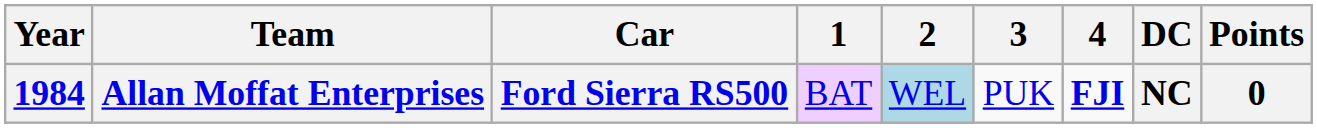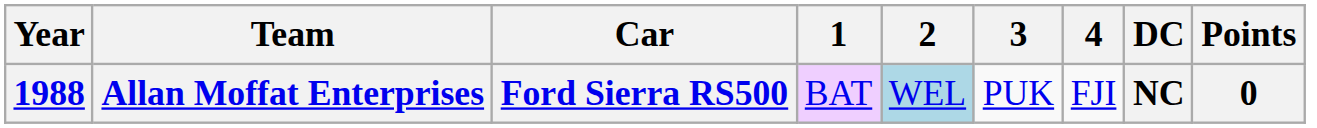(49, 93) 1984 -> (49, 93) 1988
(1098, 93) bold -> (1094, 93) normal
